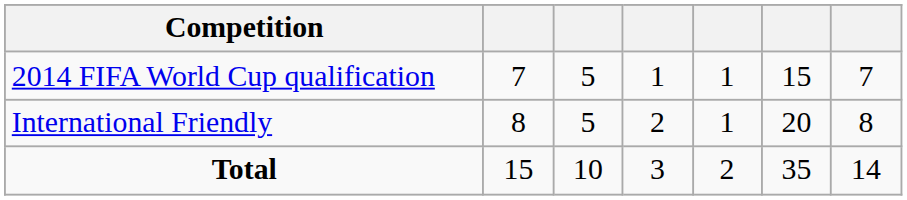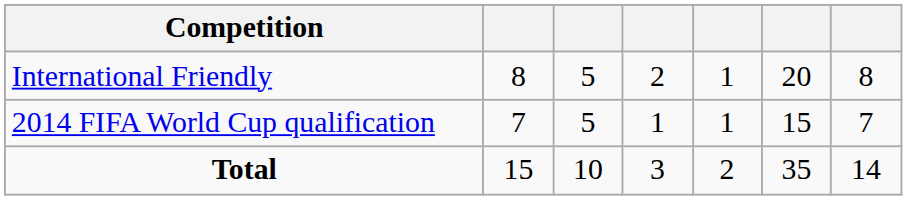rows swapped: (142, 122) <-> (223, 75)
